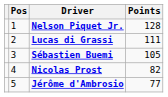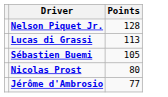- column: (19, 12)
(152, 41) 111 -> (132, 41) 113
(155, 70) 82 -> (135, 70) 80
